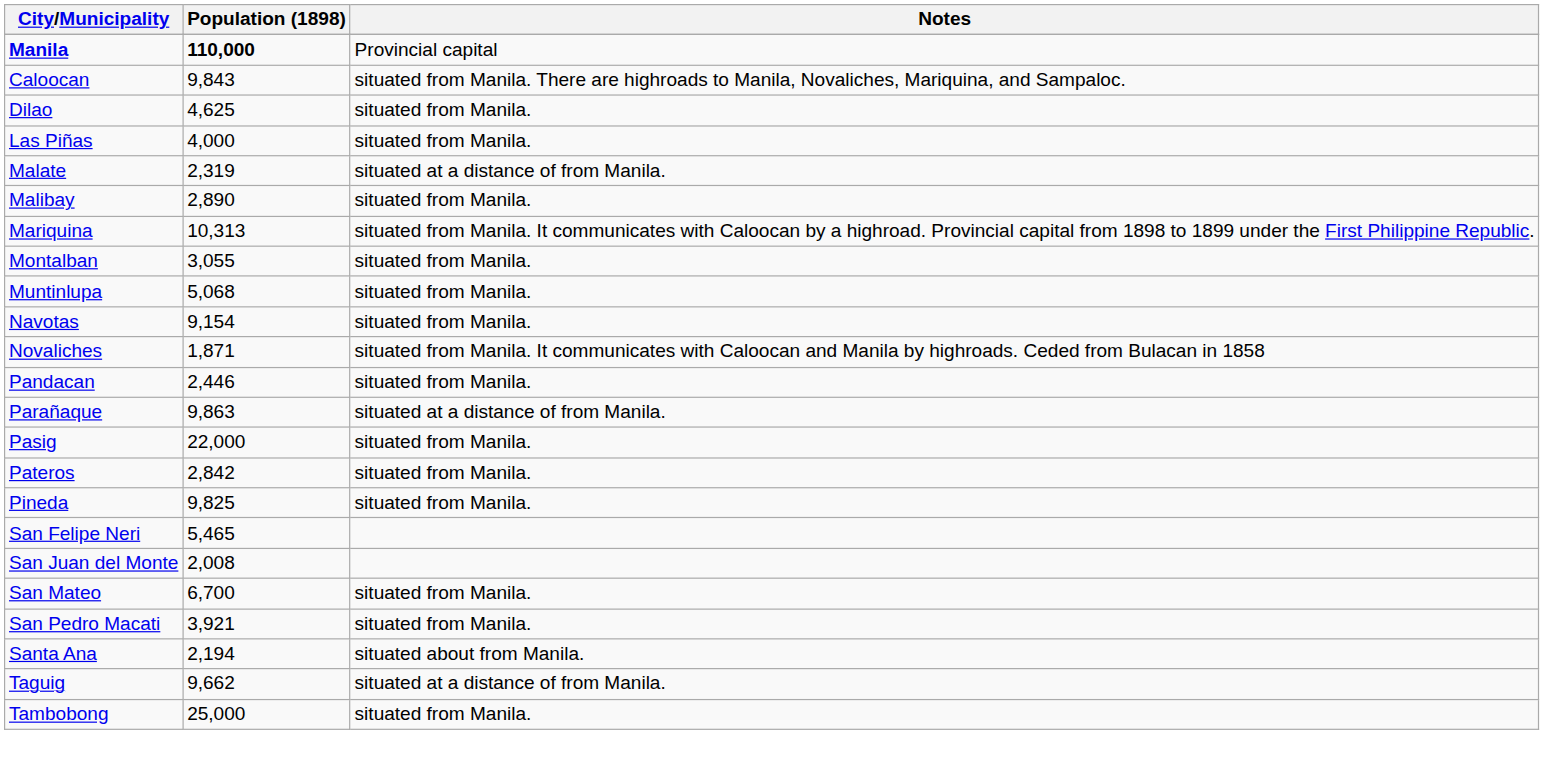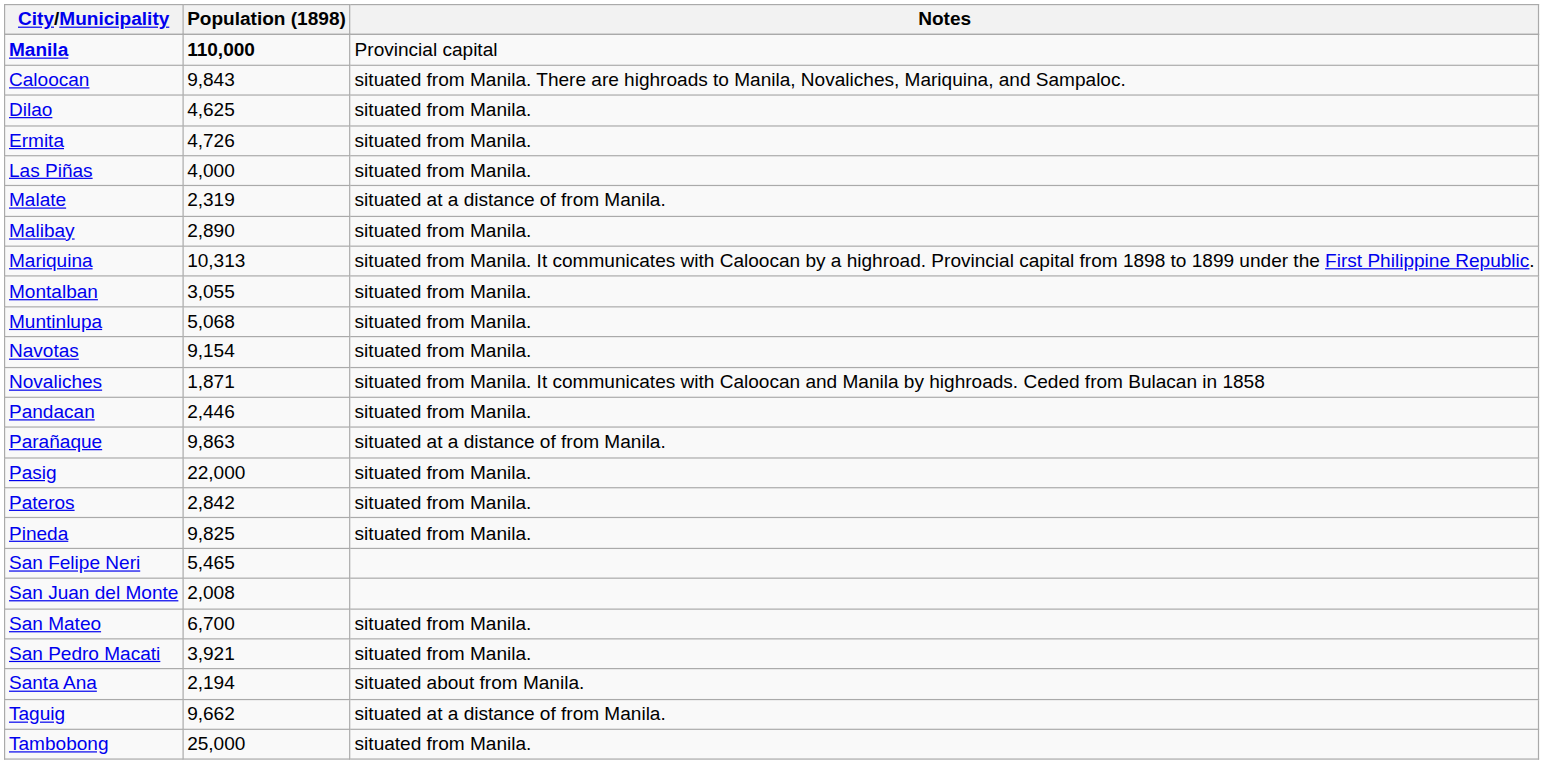+ row: (36, 140)
